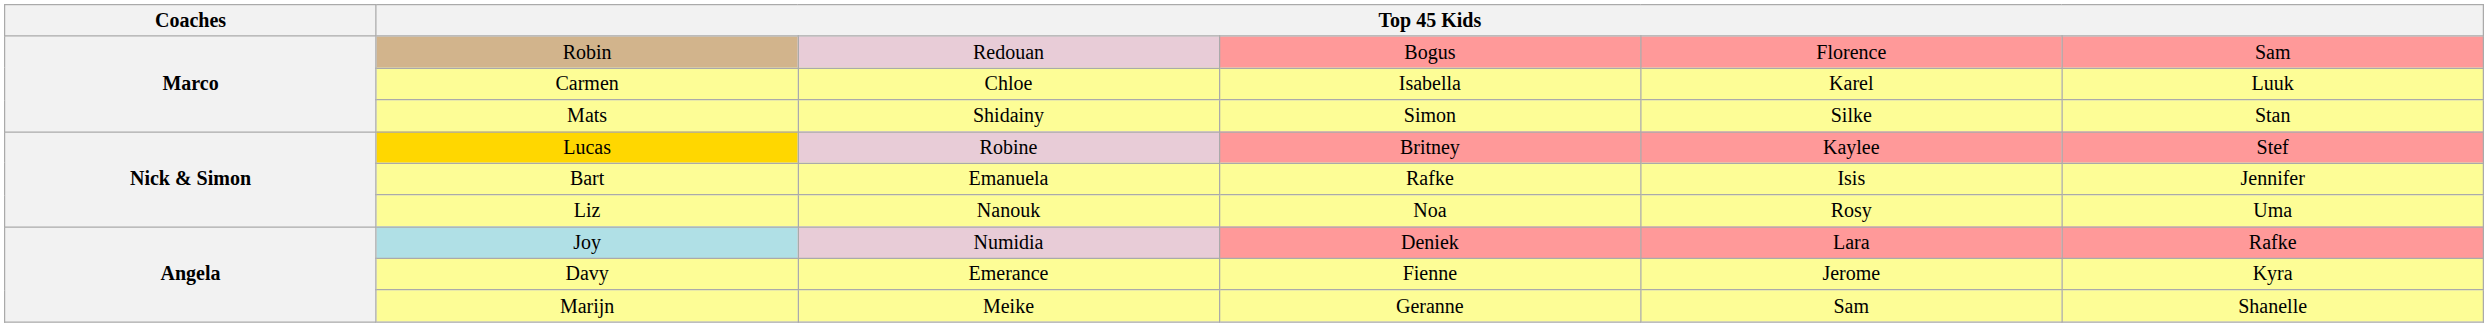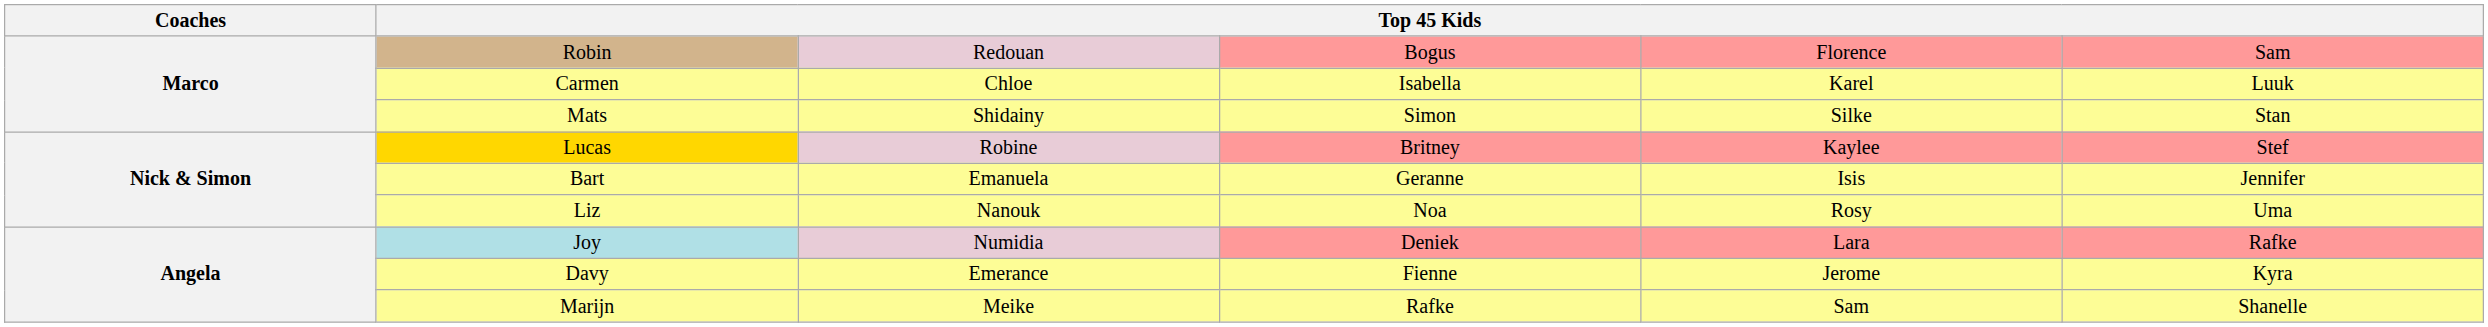(1430, 178) Rafke -> (1430, 178) Geranne
(1430, 305) Geranne -> (1430, 305) Rafke
